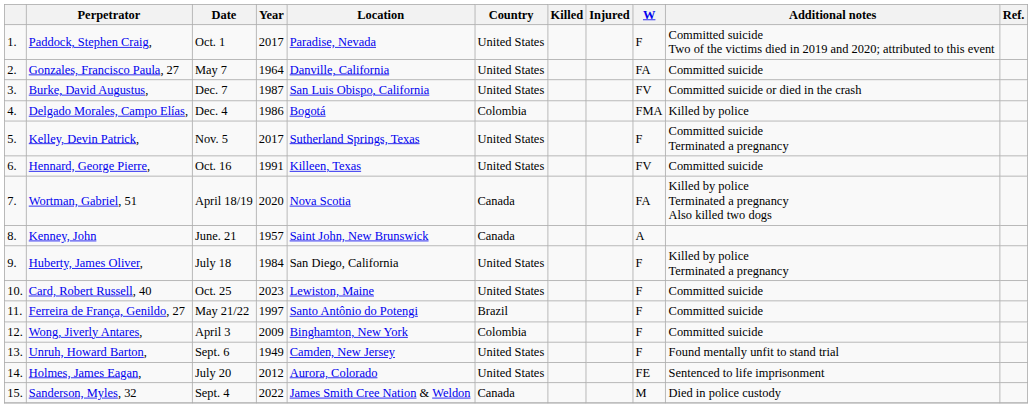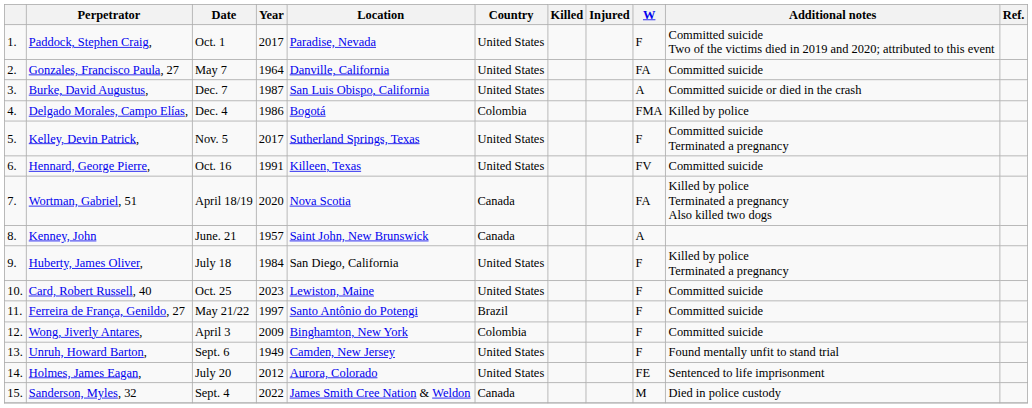(644, 90) FV -> (640, 90) A
